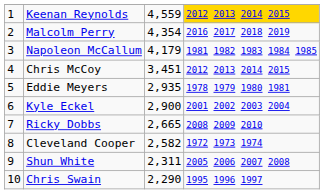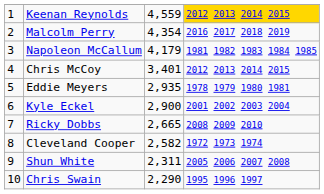(164, 69) 3,451 -> (164, 69) 3,401
